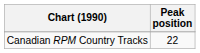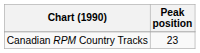(172, 40) 22 -> (172, 40) 23
